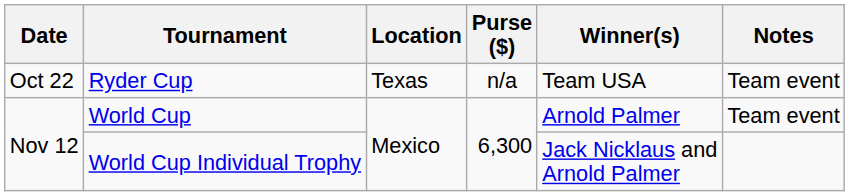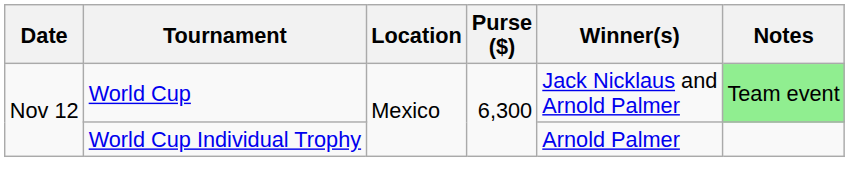- row: (141, 81)
(611, 115) Arnold Palmer -> (630, 93) Jack Nicklaus and Arnold Palmer
(784, 115) no background -> (784, 93) lightgreen background
(630, 162) Jack Nicklaus and Arnold Palmer -> (611, 140) Arnold Palmer
